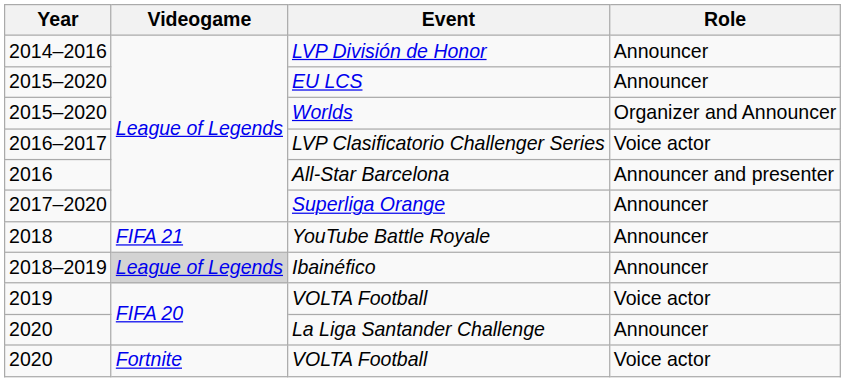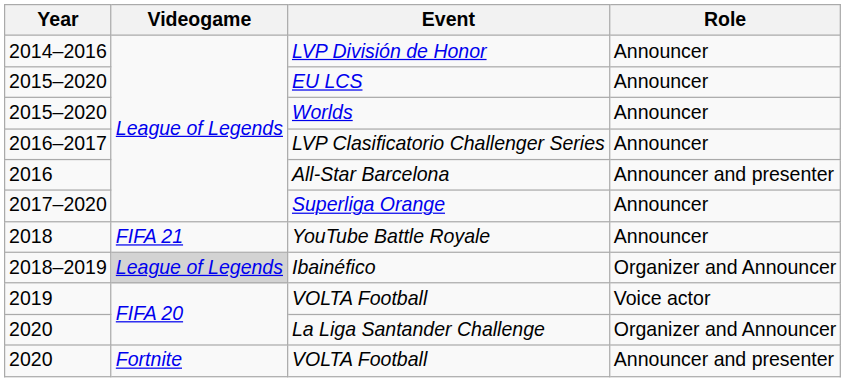(725, 112) Organizer and Announcer -> (661, 112) Announcer
(662, 143) Voice actor -> (661, 143) Announcer
(661, 267) Announcer -> (725, 267) Organizer and Announcer
(661, 329) Announcer -> (725, 329) Organizer and Announcer
(662, 360) Voice actor -> (724, 360) Announcer and presenter
